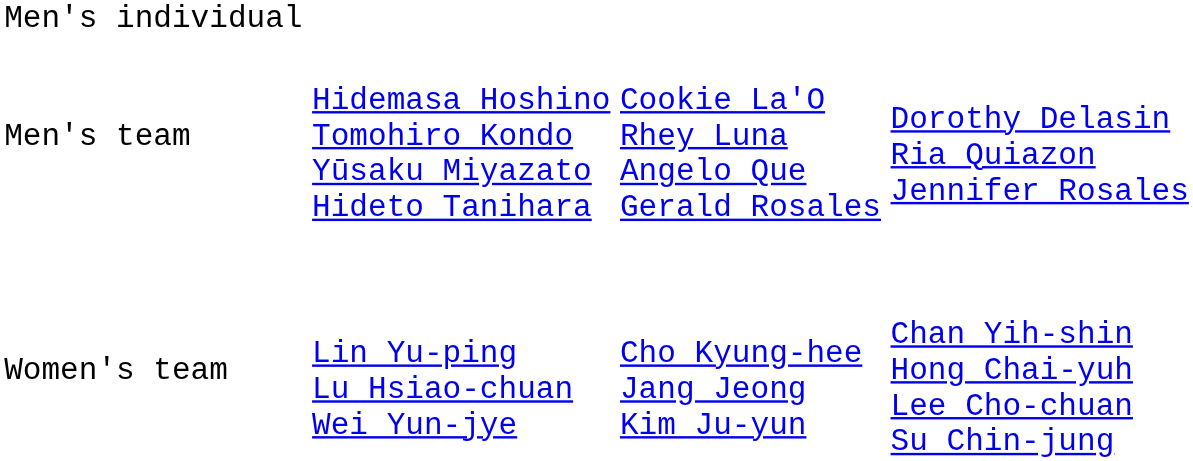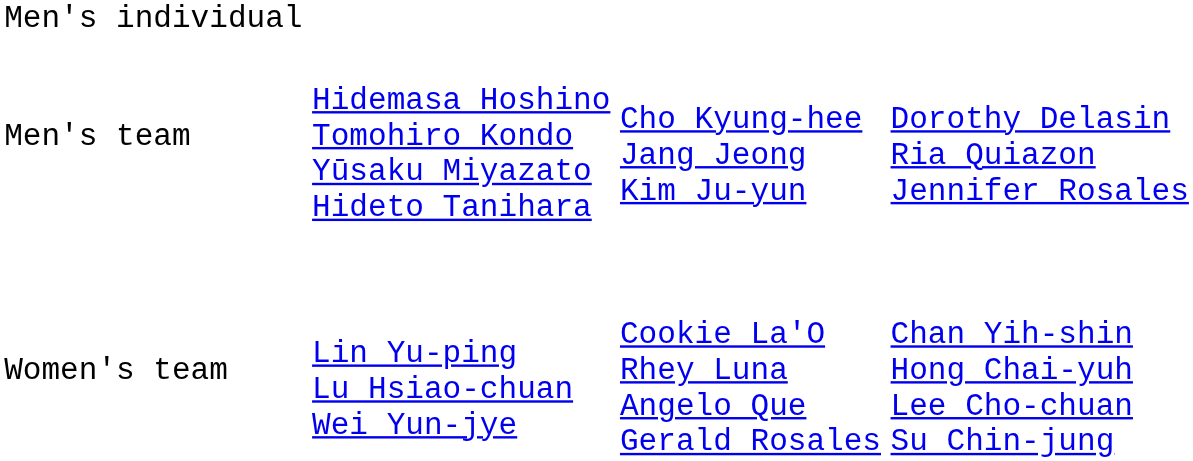(750, 154) Cookie La'O Rhey Luna Angelo Que Gerald Rosales -> (741, 154) Cho Kyung-hee Jang Jeong Kim Ju-yun
(741, 388) Cho Kyung-hee Jang Jeong Kim Ju-yun -> (750, 388) Cookie La'O Rhey Luna Angelo Que Gerald Rosales
